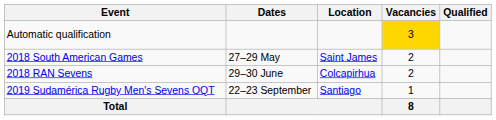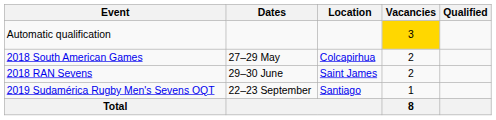(348, 57) Saint James -> (348, 57) Colcapirhua
(348, 73) Colcapirhua -> (348, 73) Saint James
